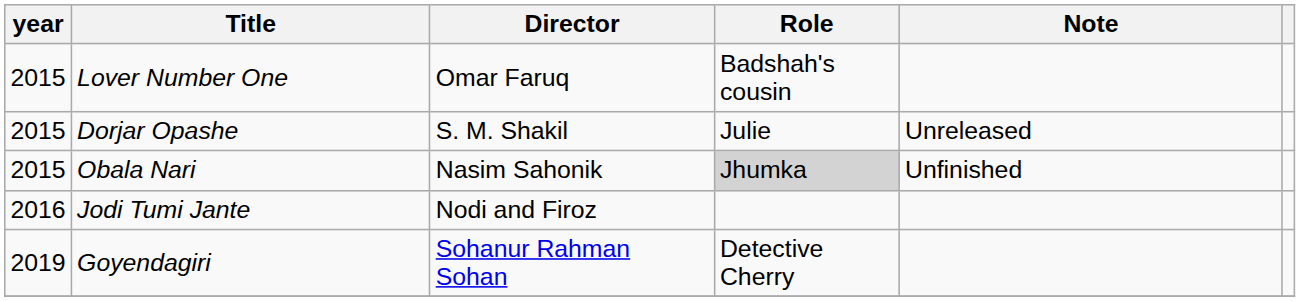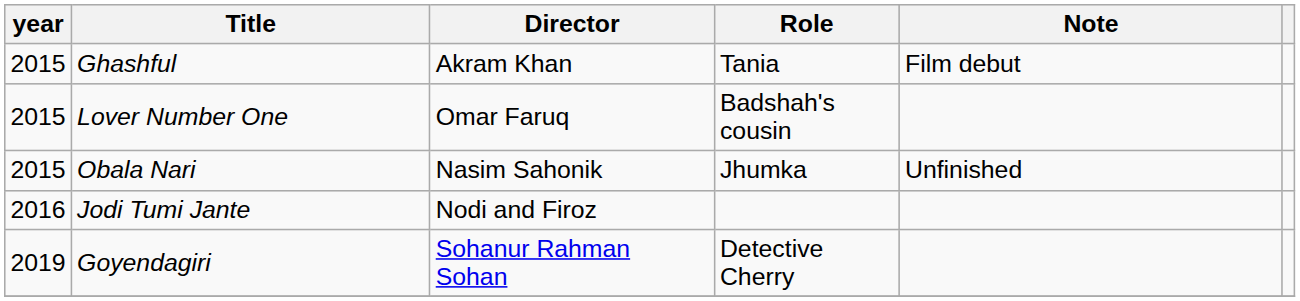+ row: (127, 63)
- row: (158, 130)
(763, 170) lightgrey background -> (763, 170) no background
